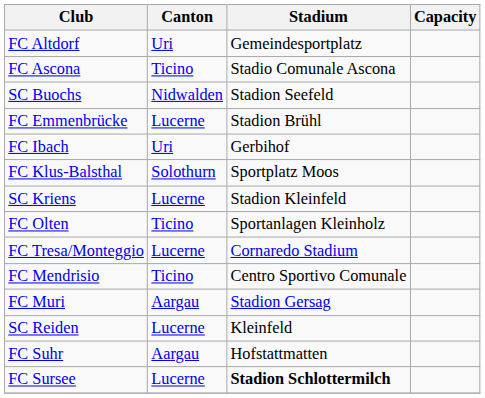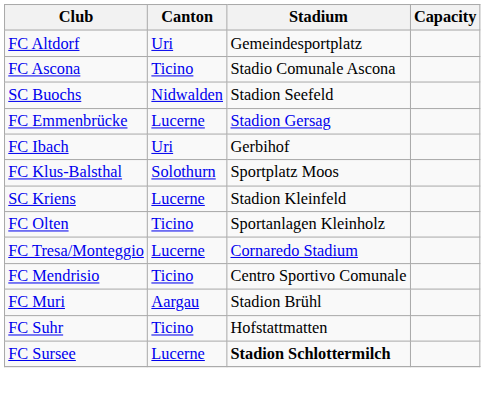(276, 120) Stadion Brühl -> (281, 120) Stadion Gersag
(281, 302) Stadion Gersag -> (276, 302) Stadion Brühl
- row: (43, 328)
(175, 353) Aargau -> (172, 328) Ticino
